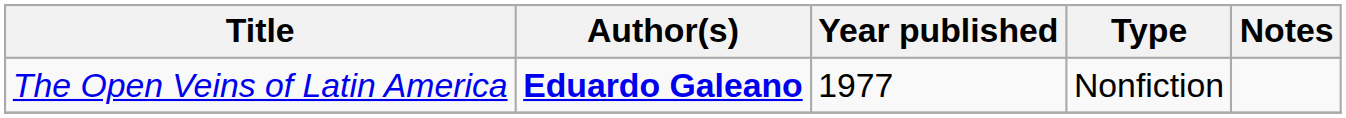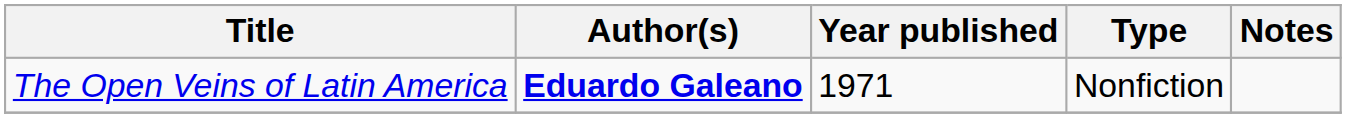(856, 84) 1977 -> (856, 84) 1971
